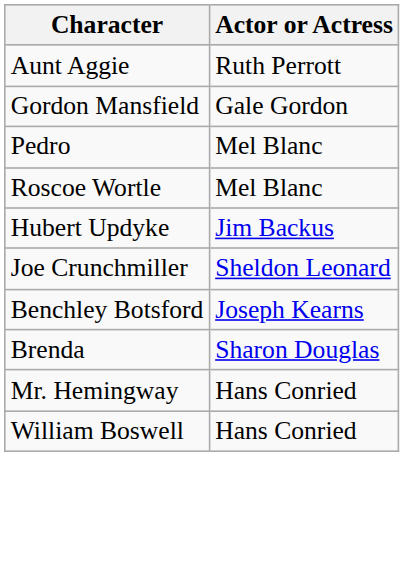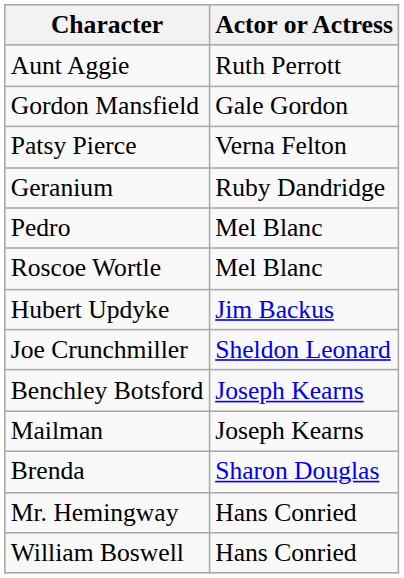+ row: (74, 146)
+ row: (62, 187)
+ row: (57, 430)
